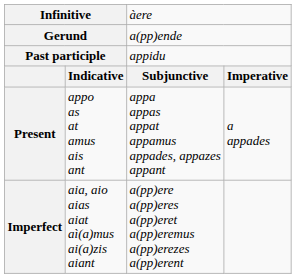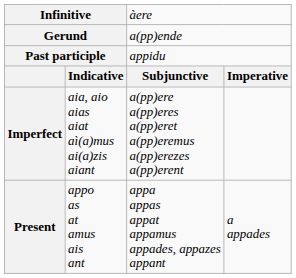rows swapped: (35, 133) <-> (35, 226)
